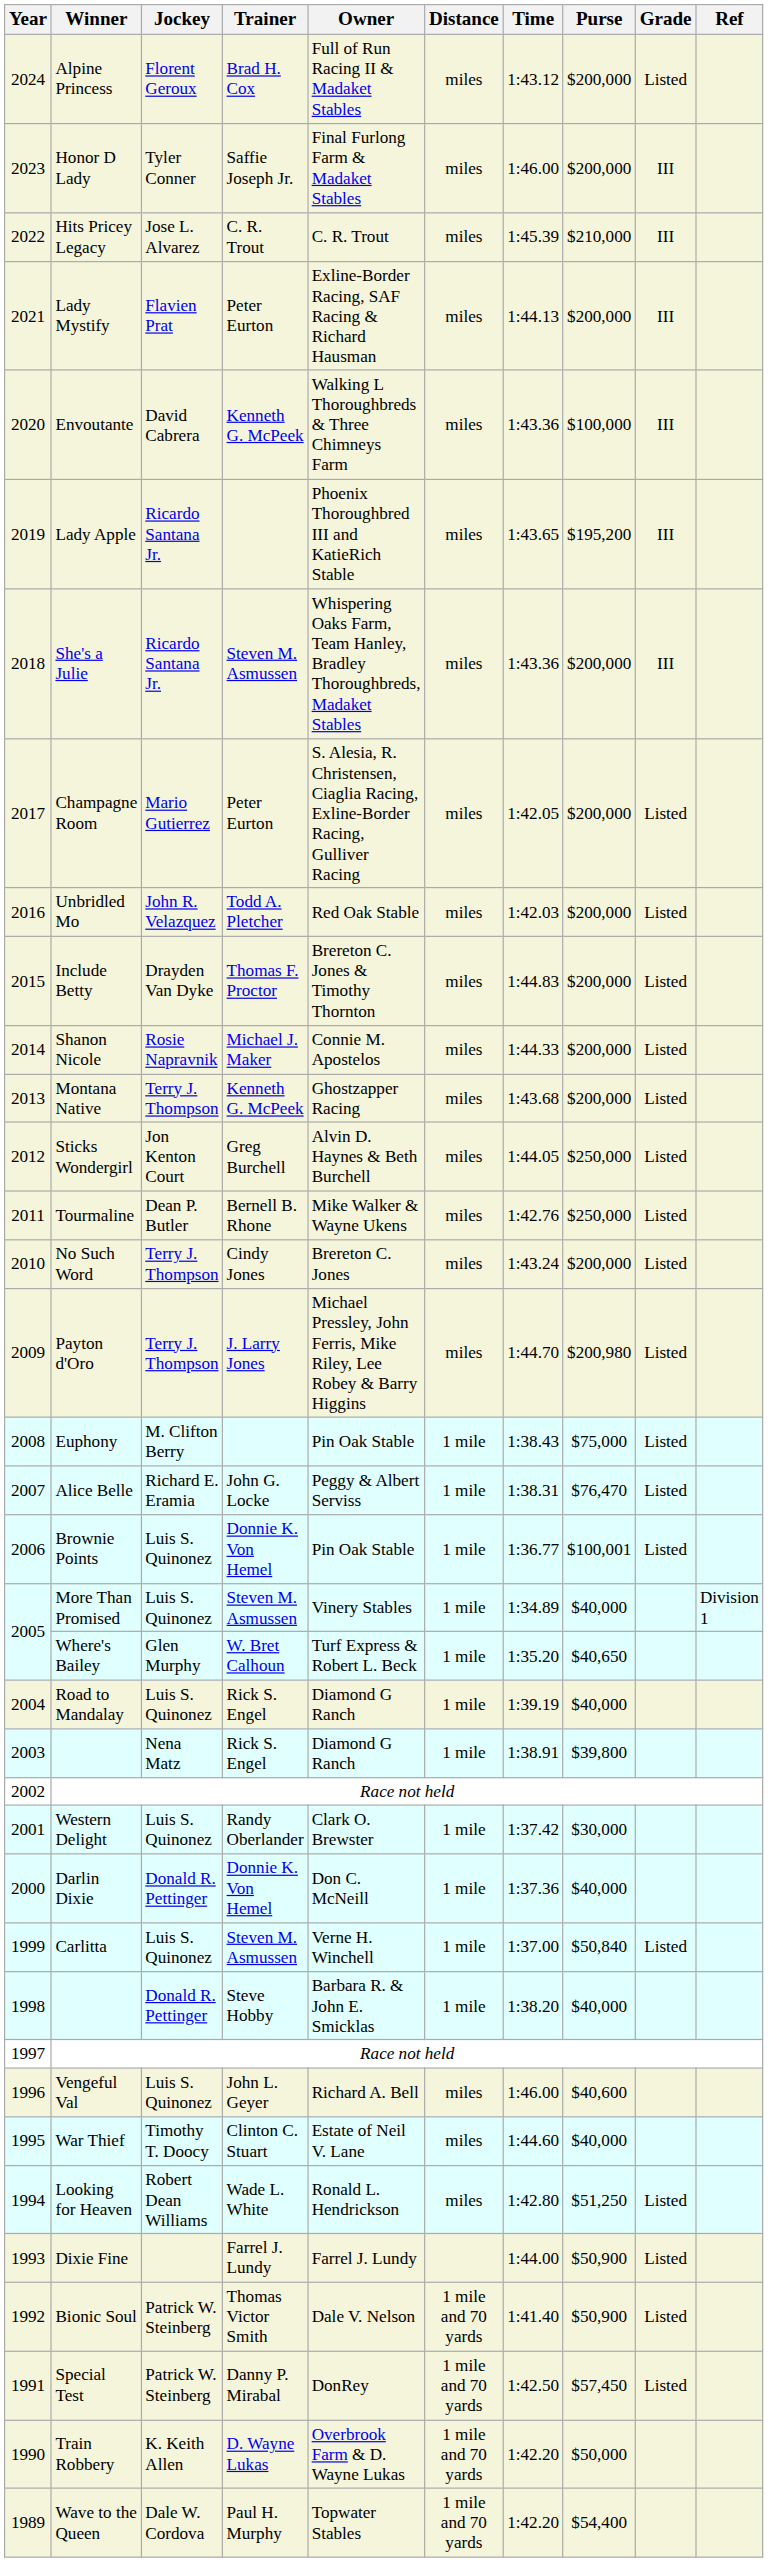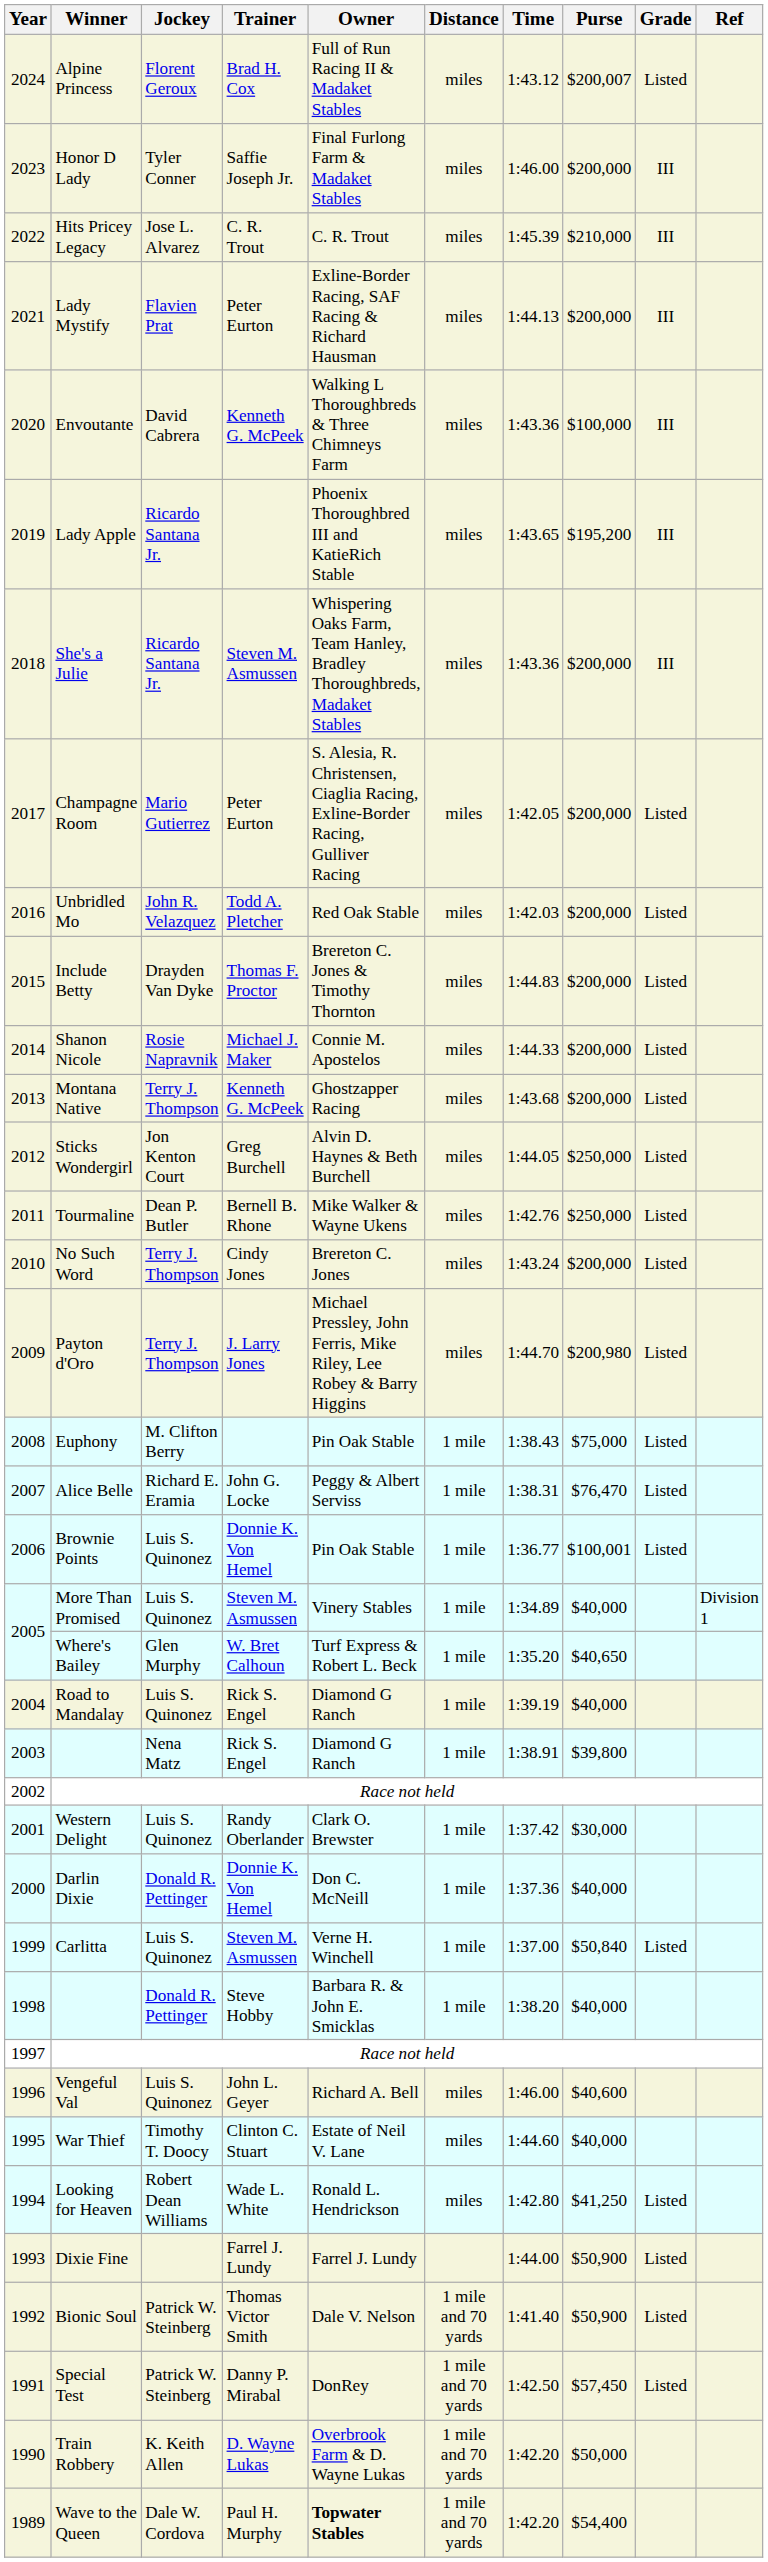(599, 79) $200,000 -> (599, 79) $200,007
(599, 2199) $51,250 -> (599, 2199) $41,250
(344, 2522) normal -> (346, 2522) bold
